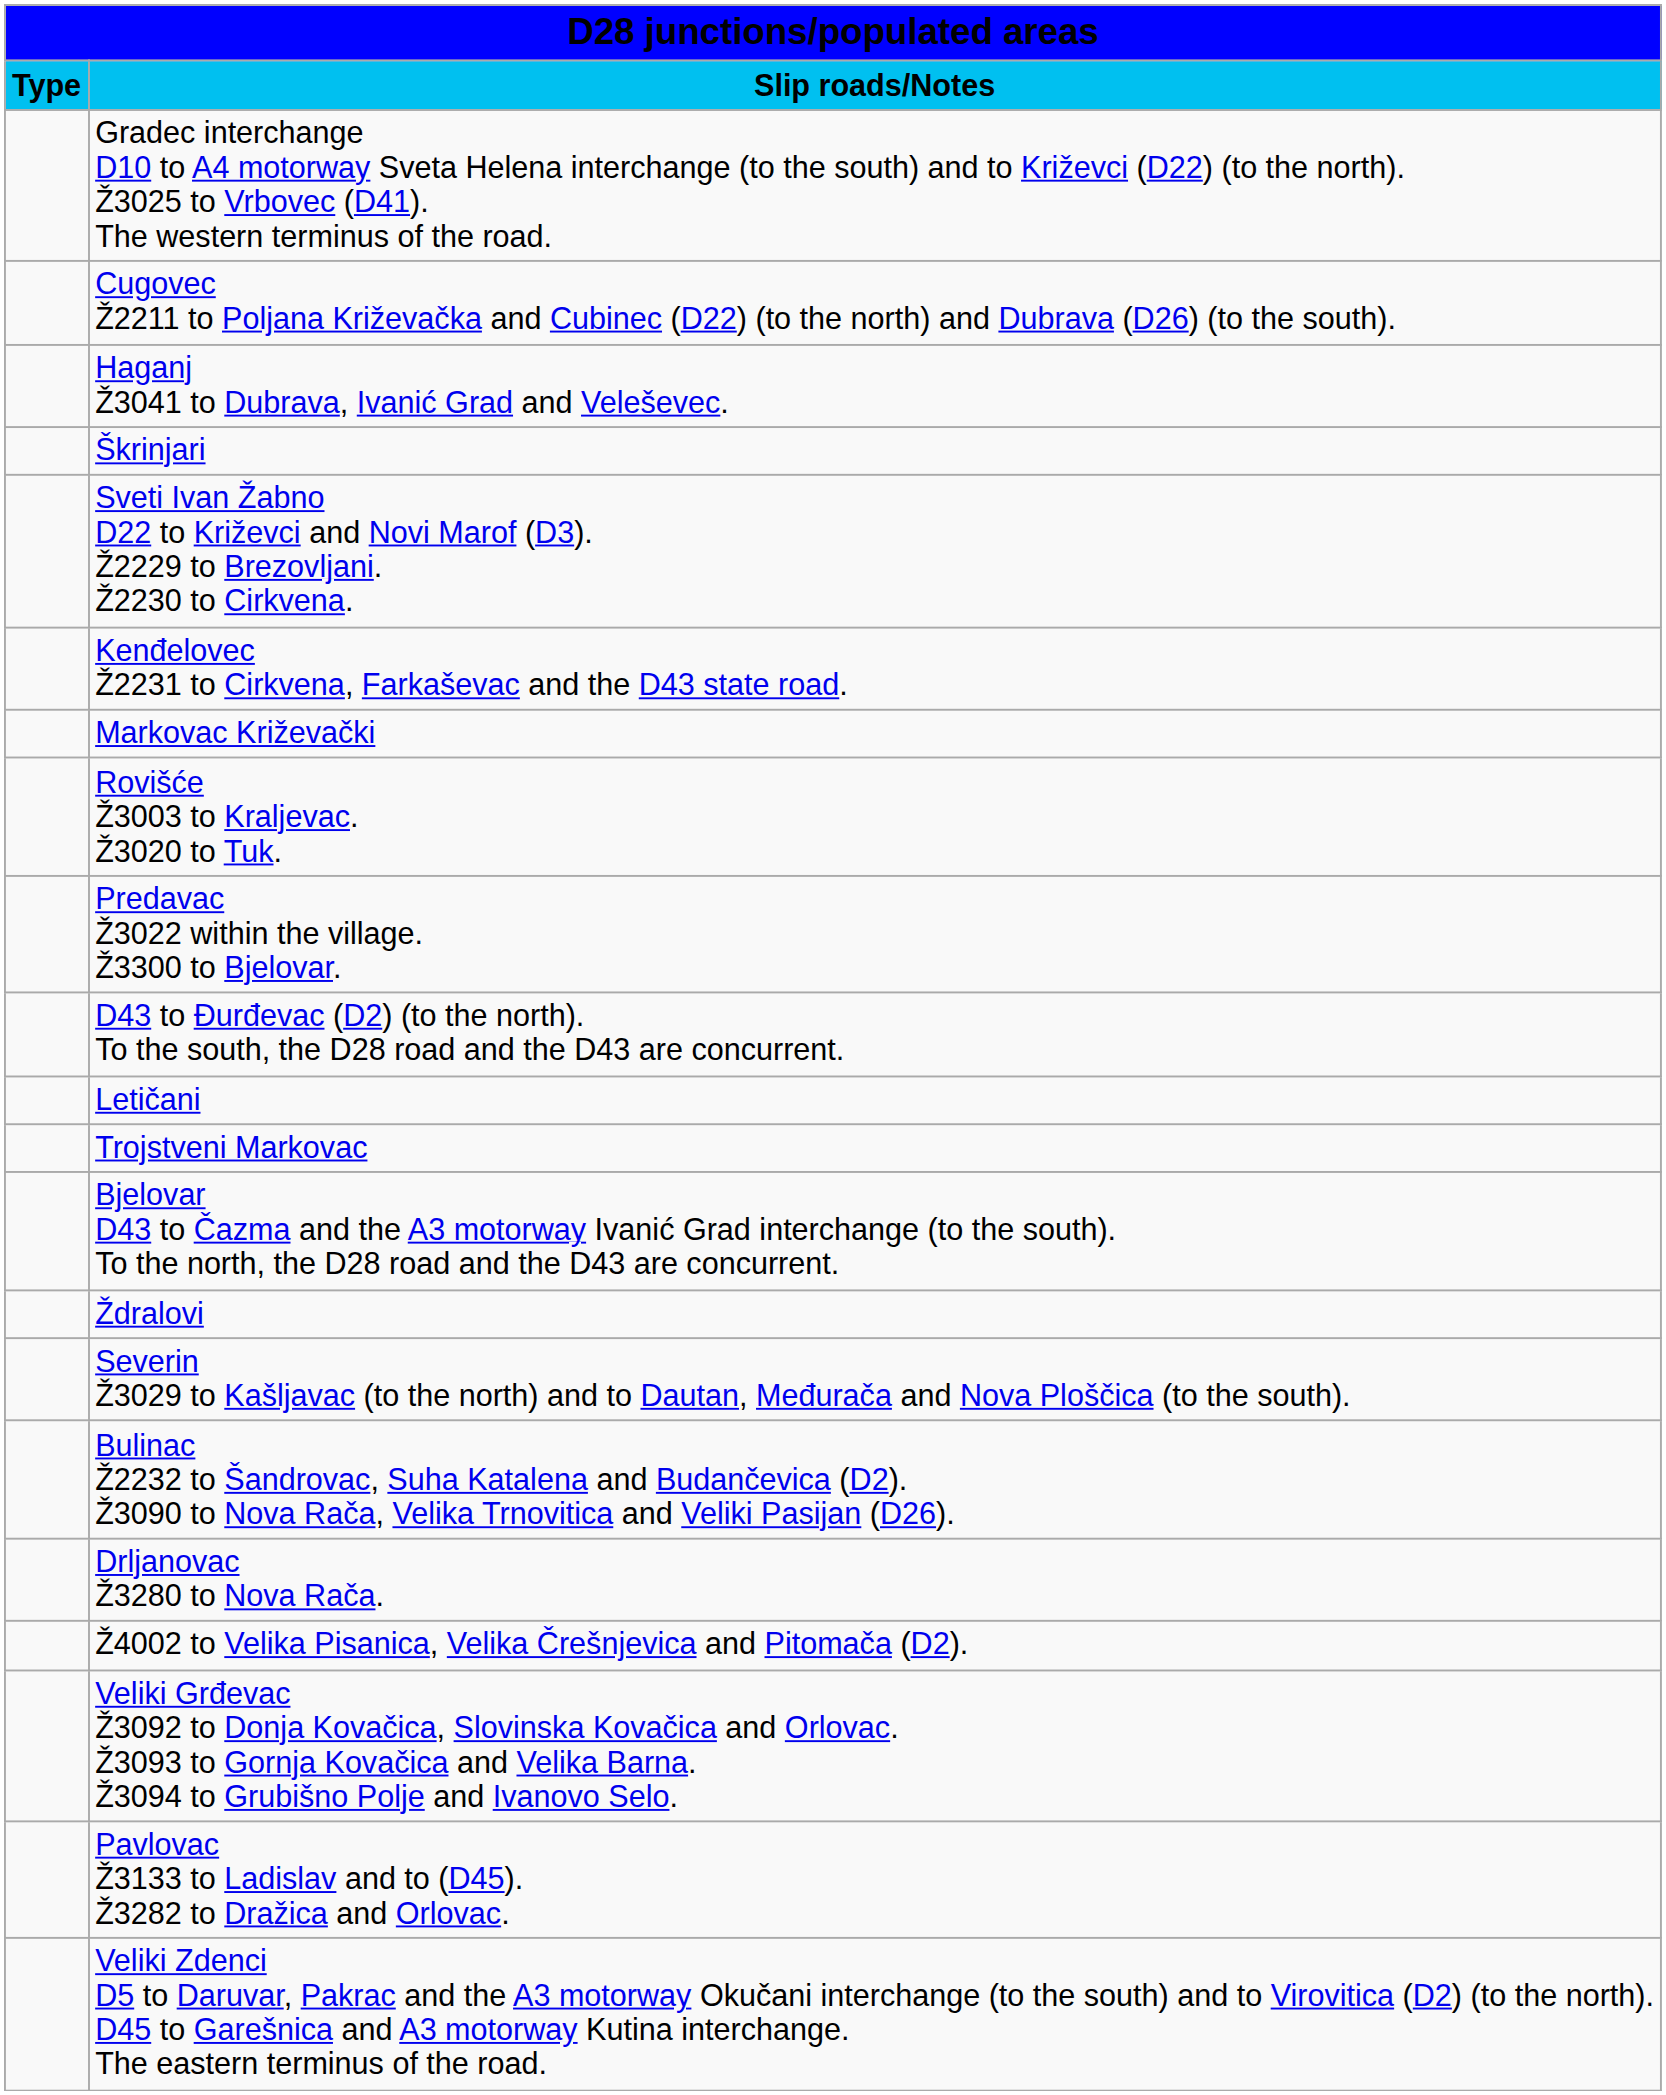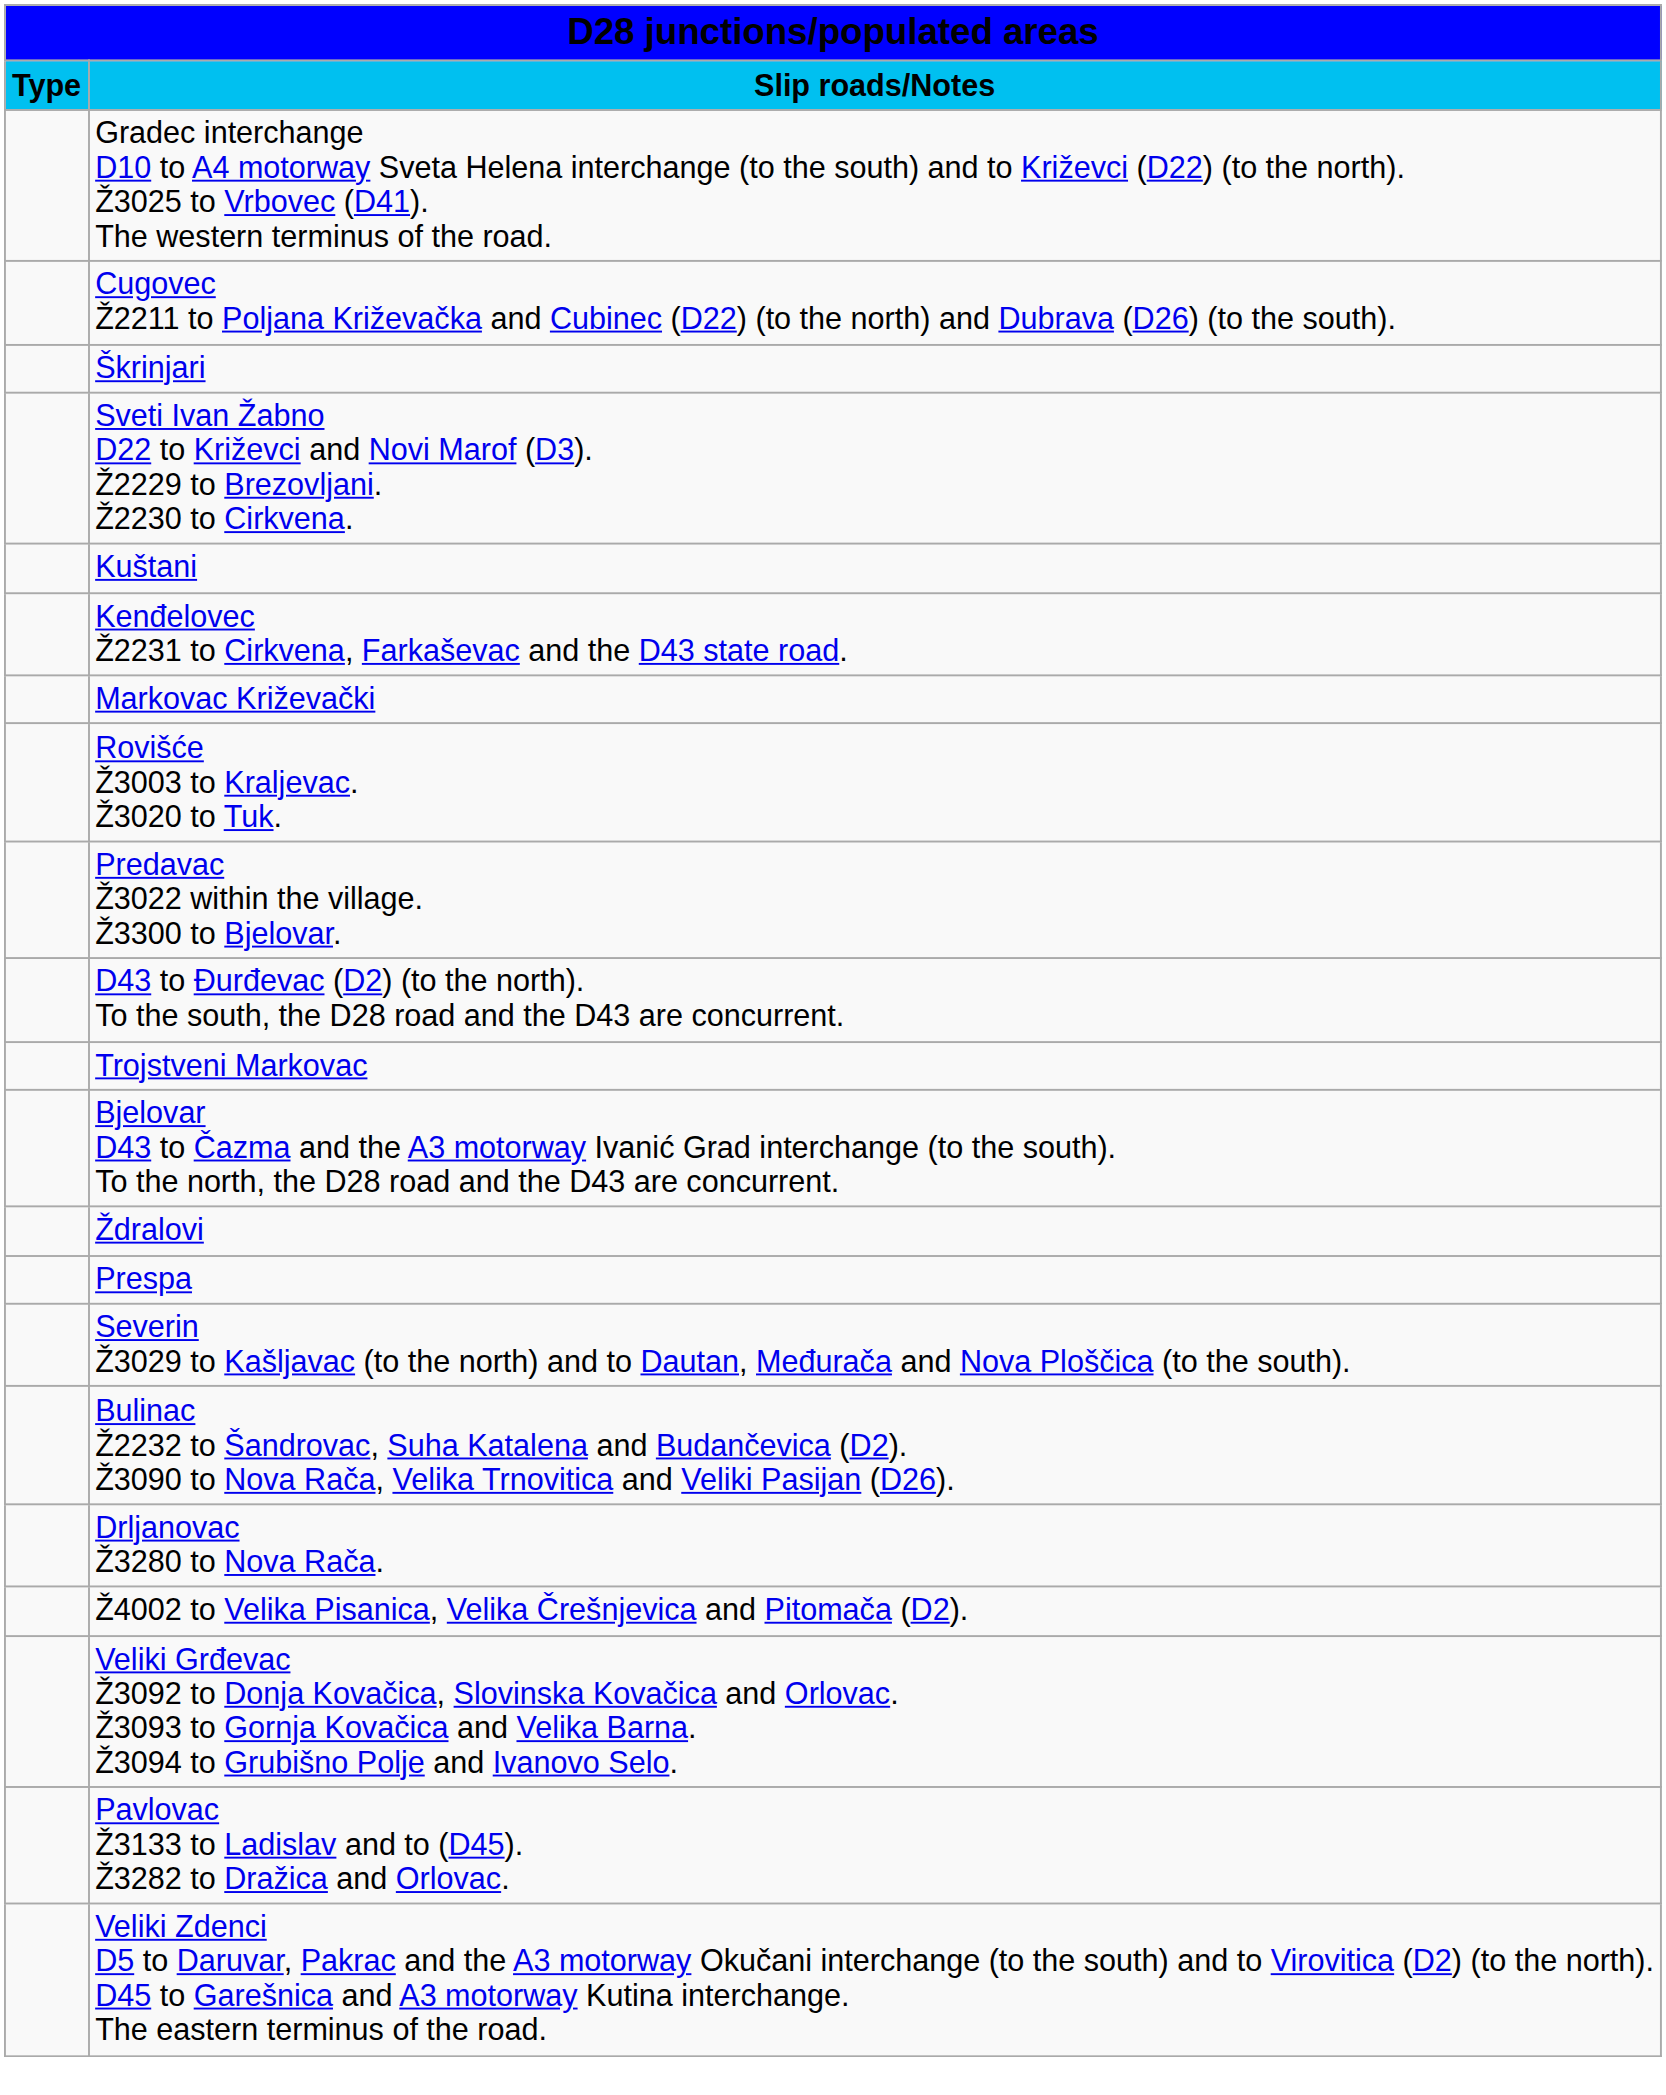- row: (412, 384)
+ row: (146, 567)
- row: (148, 1099)
+ row: (144, 1279)
